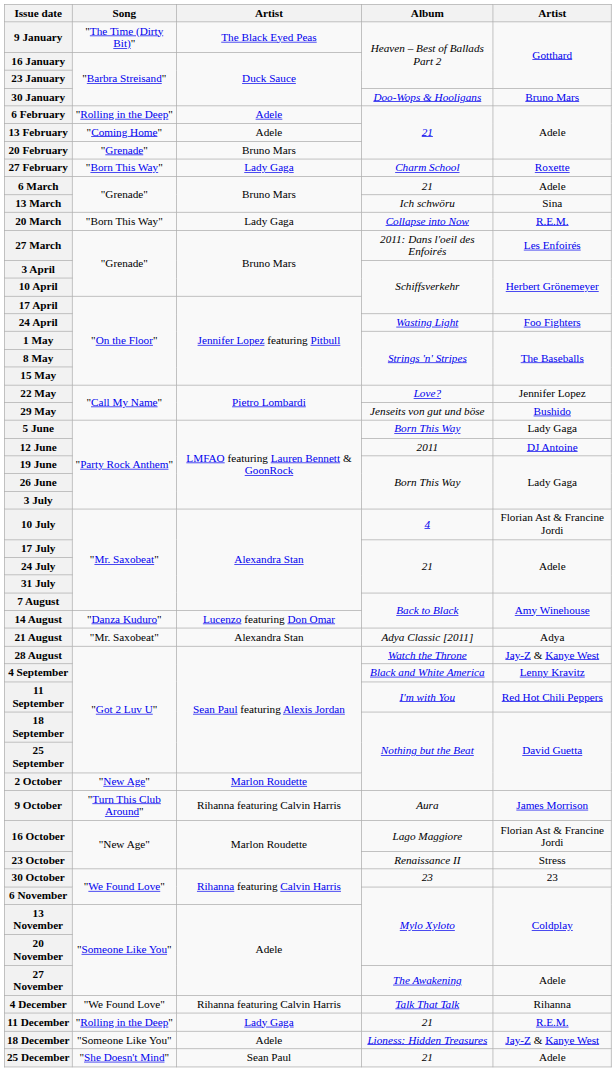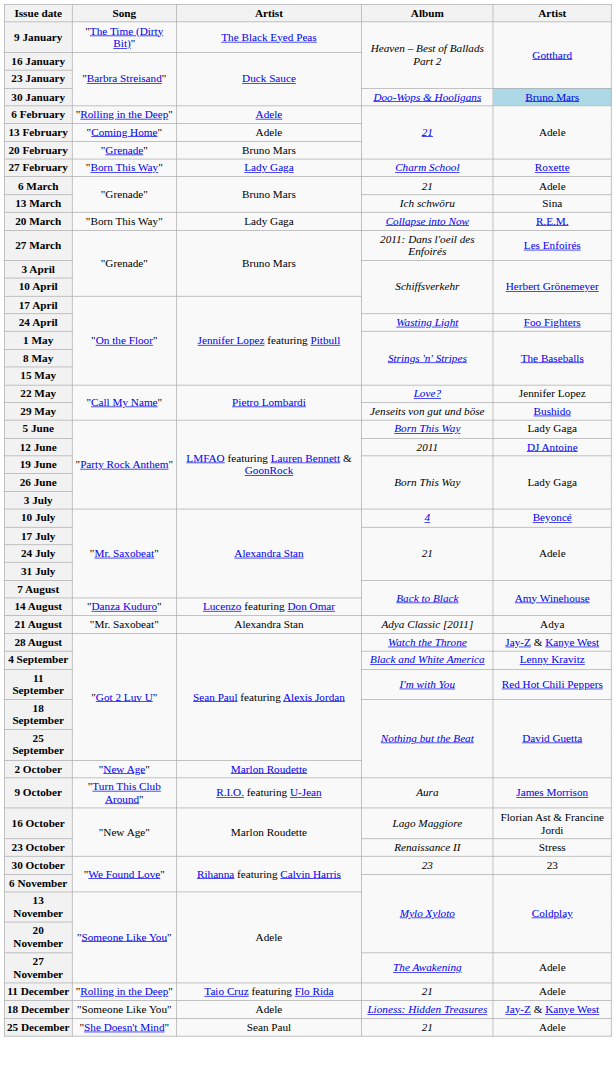(552, 97) no background -> (552, 97) lightblue background
(552, 524) Florian Ast & Francine Jordi -> (552, 518) Beyoncé
(269, 805) Rihanna featuring Calvin Harris -> (269, 793) R.I.O. featuring U-Jean
- row: (38, 1004)
(269, 1022) Lady Gaga -> (269, 991) Taio Cruz featuring Flo Rida
(552, 1022) R.E.M. -> (552, 991) Adele
